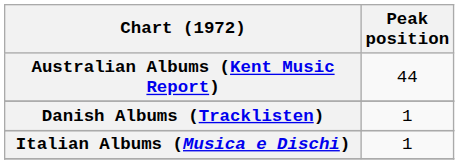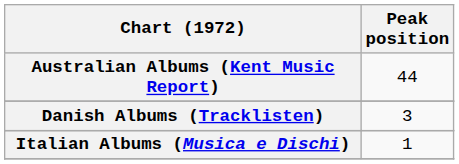(407, 116) 1 -> (407, 116) 3
